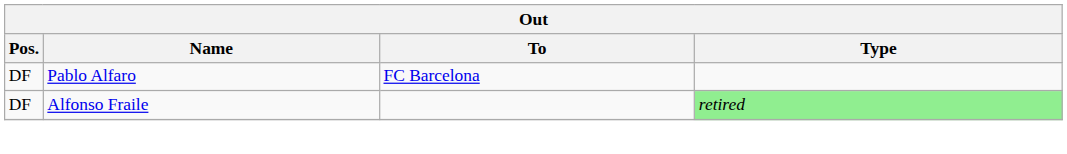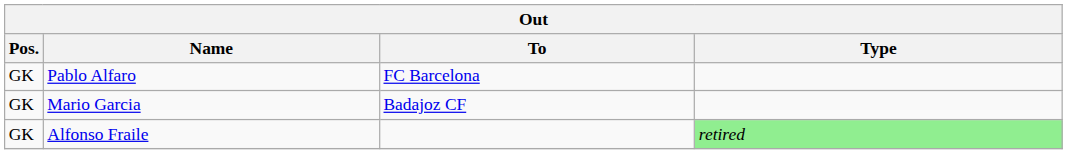(20, 76) DF -> (21, 76) GK
+ row: (94, 105)
(20, 105) DF -> (21, 134) GK
